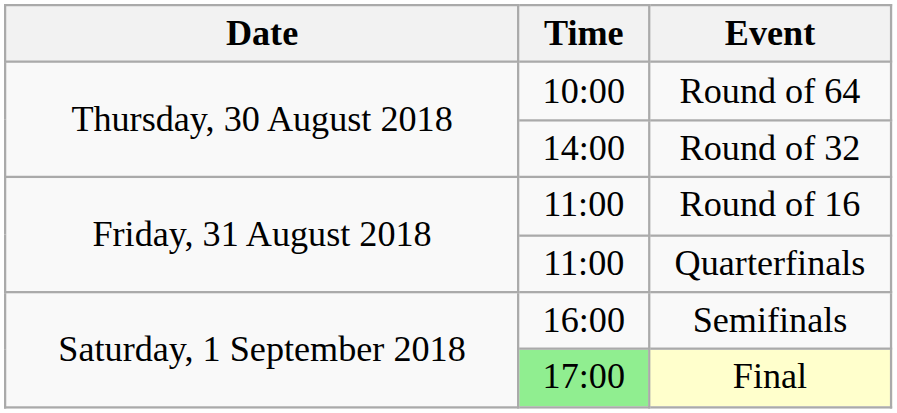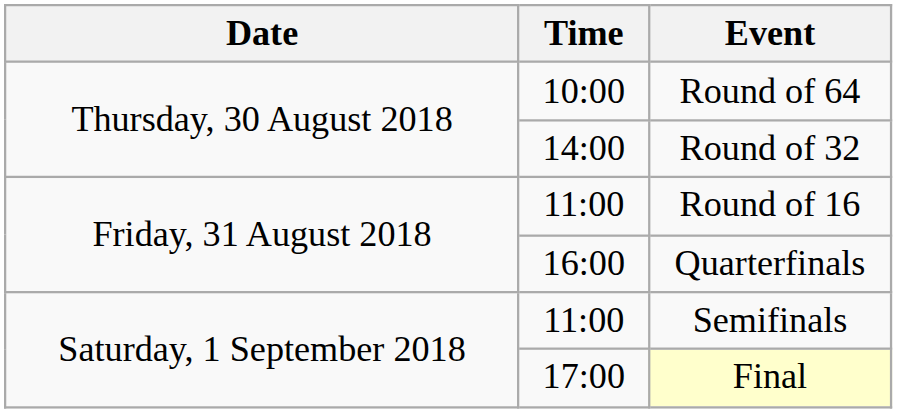(584, 262) 11:00 -> (584, 262) 16:00
(584, 319) 16:00 -> (584, 319) 11:00
(584, 377) lightgreen background -> (584, 377) no background
